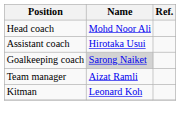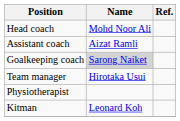(117, 44) Hirotaka Usui -> (113, 44) Aizat Ramli
(113, 76) Aizat Ramli -> (117, 76) Hirotaka Usui
+ row: (38, 92)
